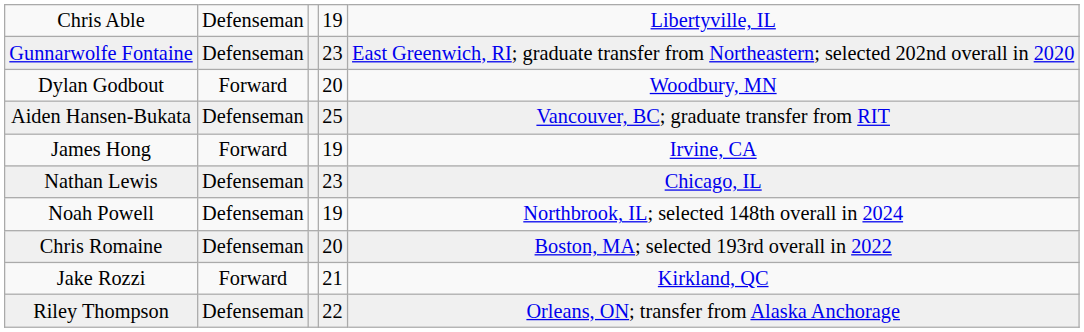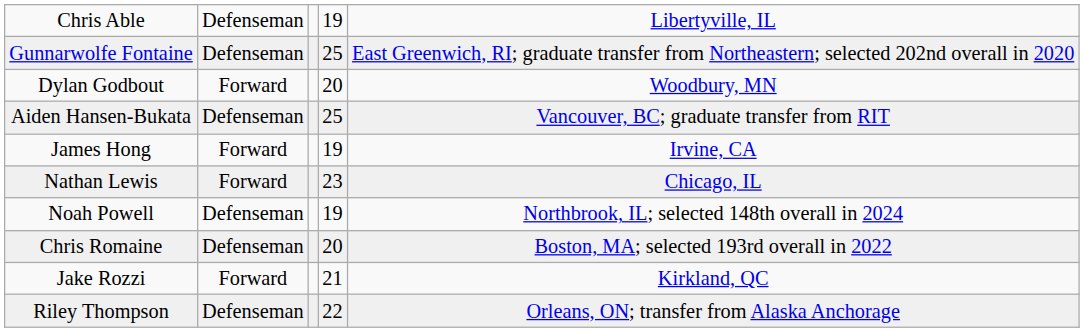(333, 52) 23 -> (333, 52) 25
(253, 181) Defenseman -> (253, 181) Forward
